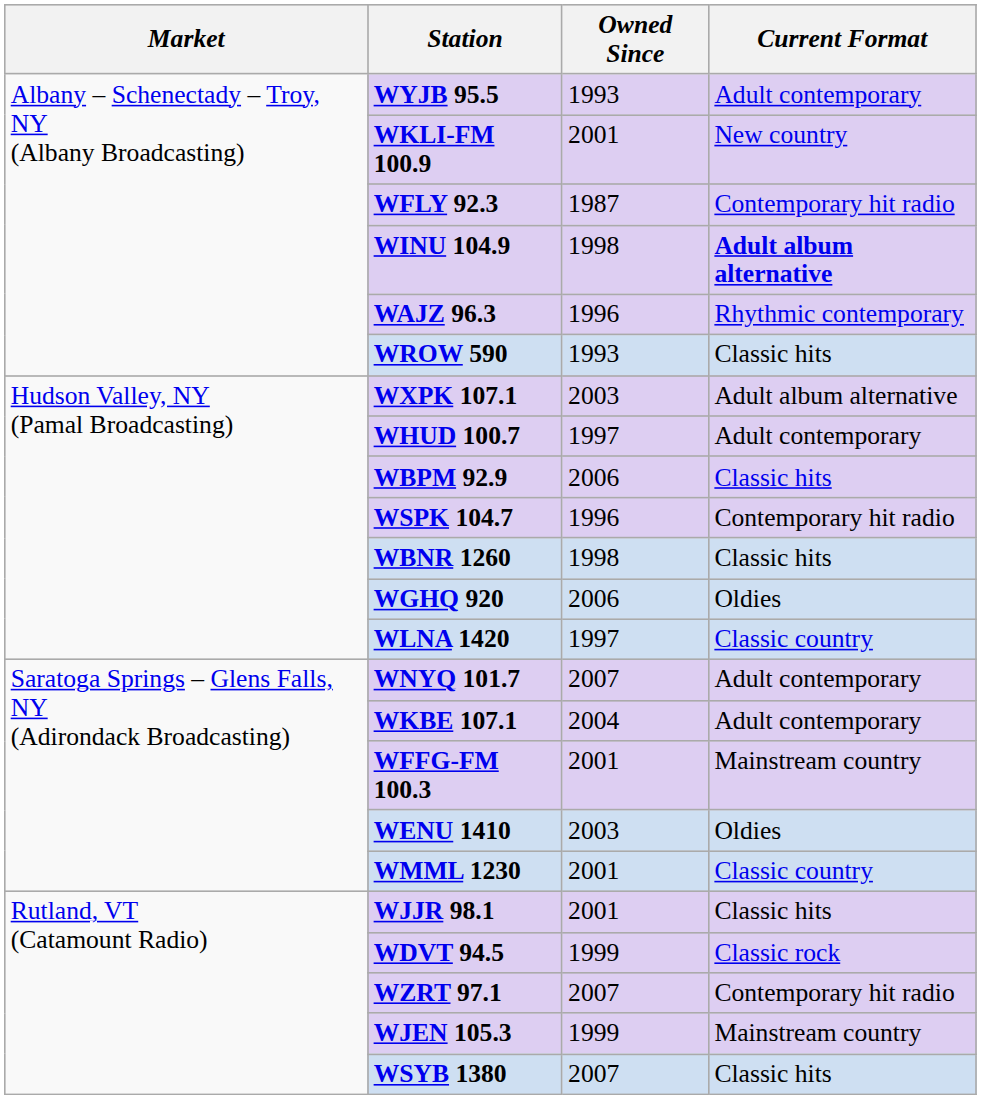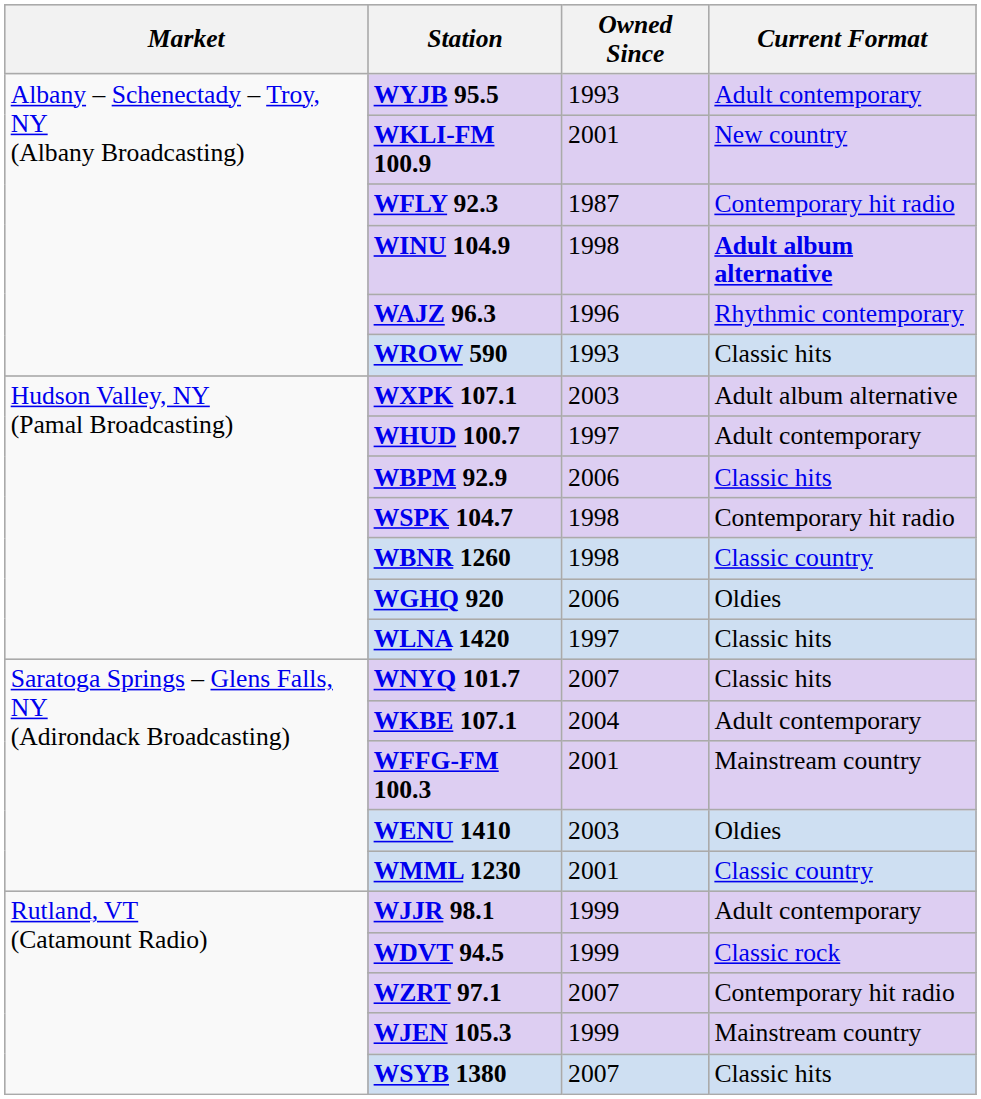(594, 517) 1996 -> (594, 517) 1998
(773, 557) Classic hits -> (794, 557) Classic country
(794, 639) Classic country -> (773, 639) Classic hits
(818, 679) Adult contemporary -> (773, 679) Classic hits
(594, 911) 2001 -> (594, 911) 1999
(773, 911) Classic hits -> (818, 911) Adult contemporary
